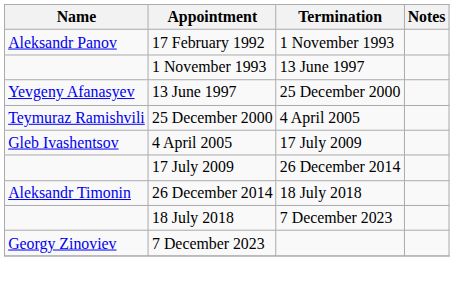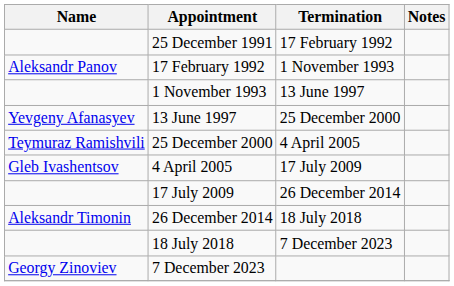+ row: (212, 42)
